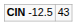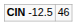(64, 12) 43 -> (64, 12) 46
